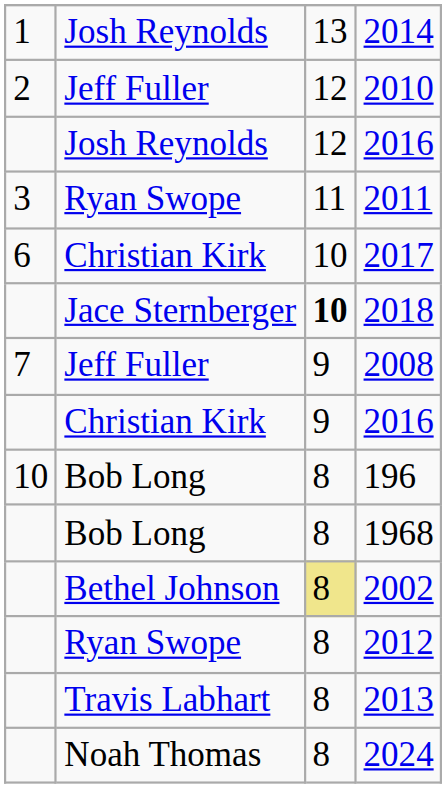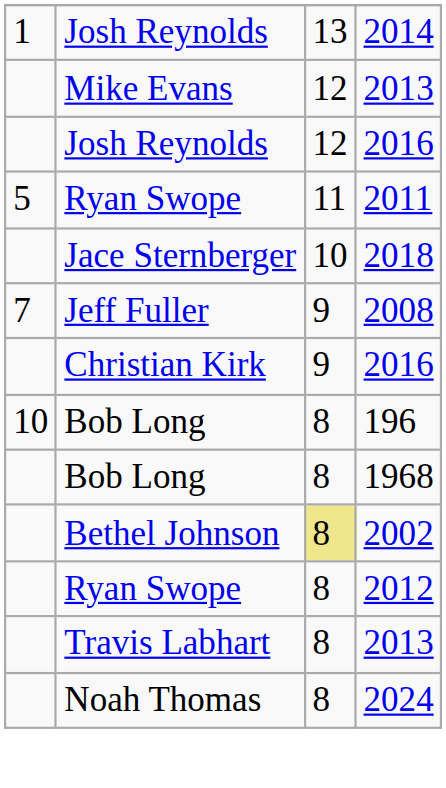- row: (137, 87)
+ row: (149, 87)
(22, 198) 3 -> (22, 198) 5
- row: (165, 254)
(330, 310) bold -> (330, 254) normal
